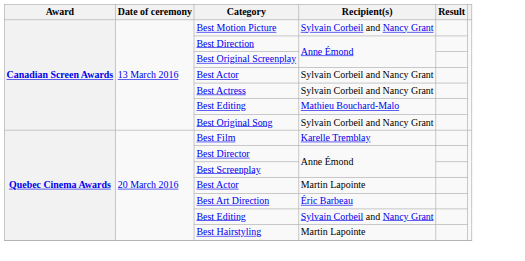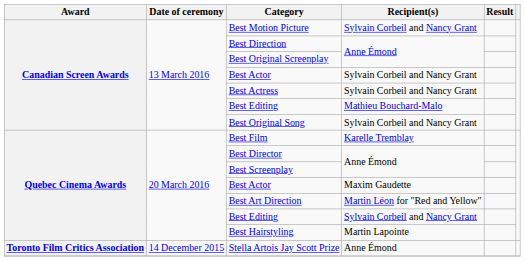(333, 185) Martin Lapointe -> (378, 185) Maxim Gaudette
(327, 201) Éric Barbeau -> (413, 201) Martin Léon for "Red and Yellow"
+ row: (75, 248)
